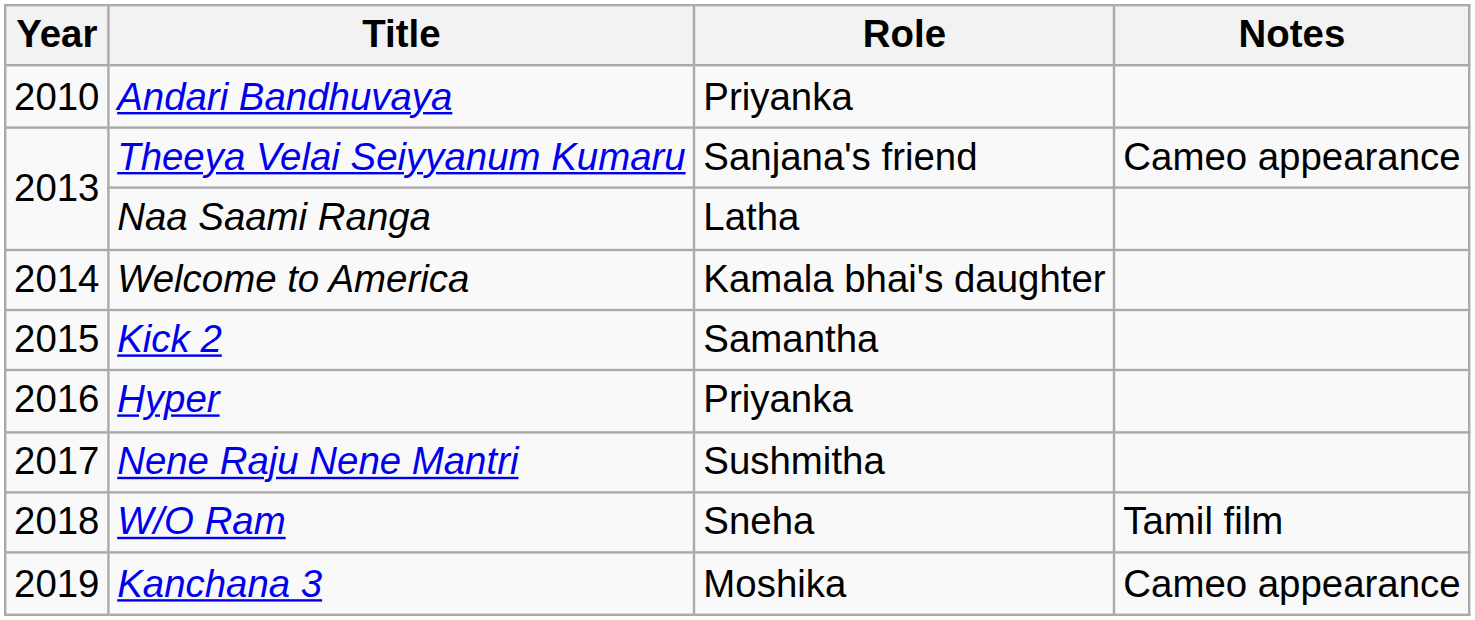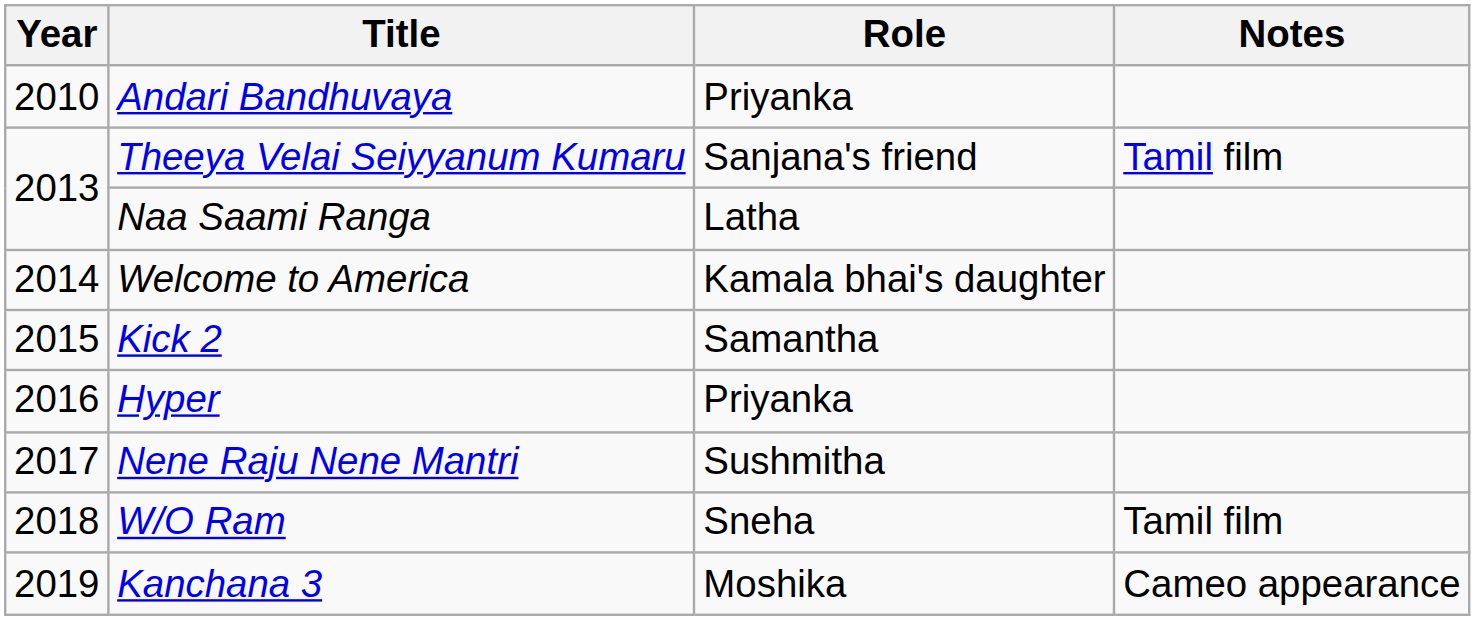(1292, 156) Cameo appearance -> (1203, 156) Tamil film
